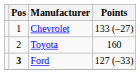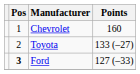(114, 29) 133 (–27) -> (114, 29) 160
(114, 45) 160 -> (114, 45) 133 (–27)
